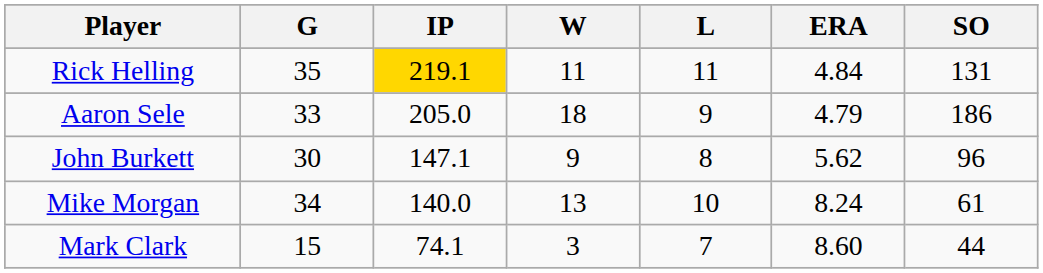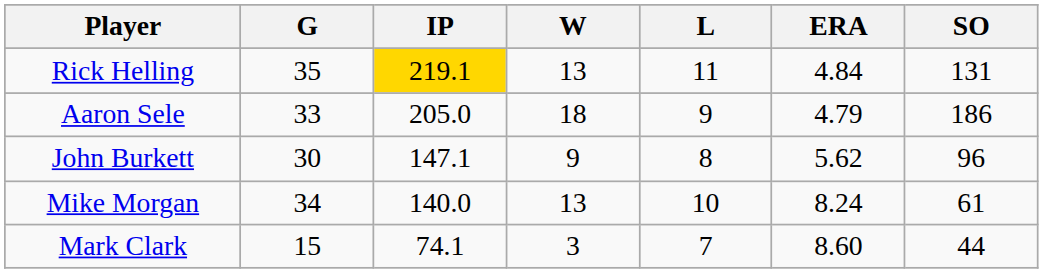(573, 70) 11 -> (573, 70) 13
